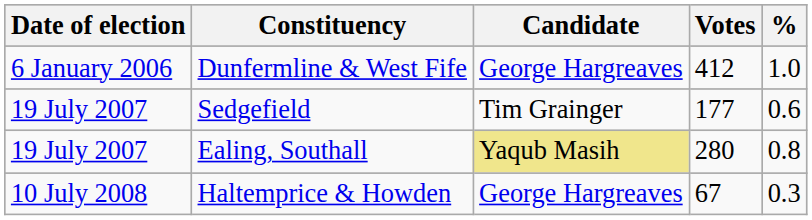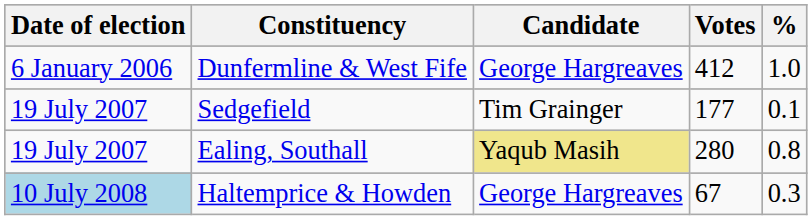(784, 109) 0.6 -> (784, 109) 0.1
(79, 192) no background -> (79, 192) lightblue background
